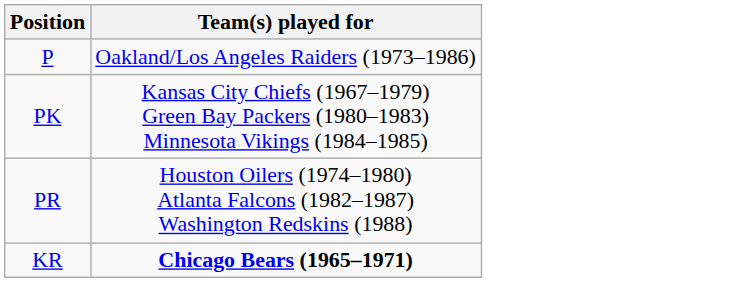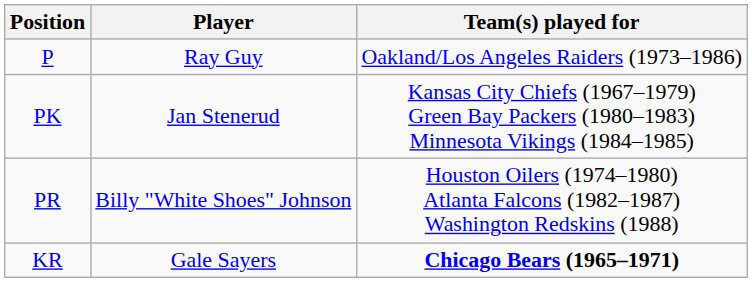+ column: (223, 21)
